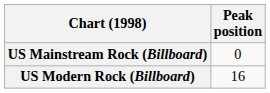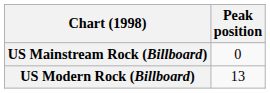(238, 76) 16 -> (238, 76) 13
